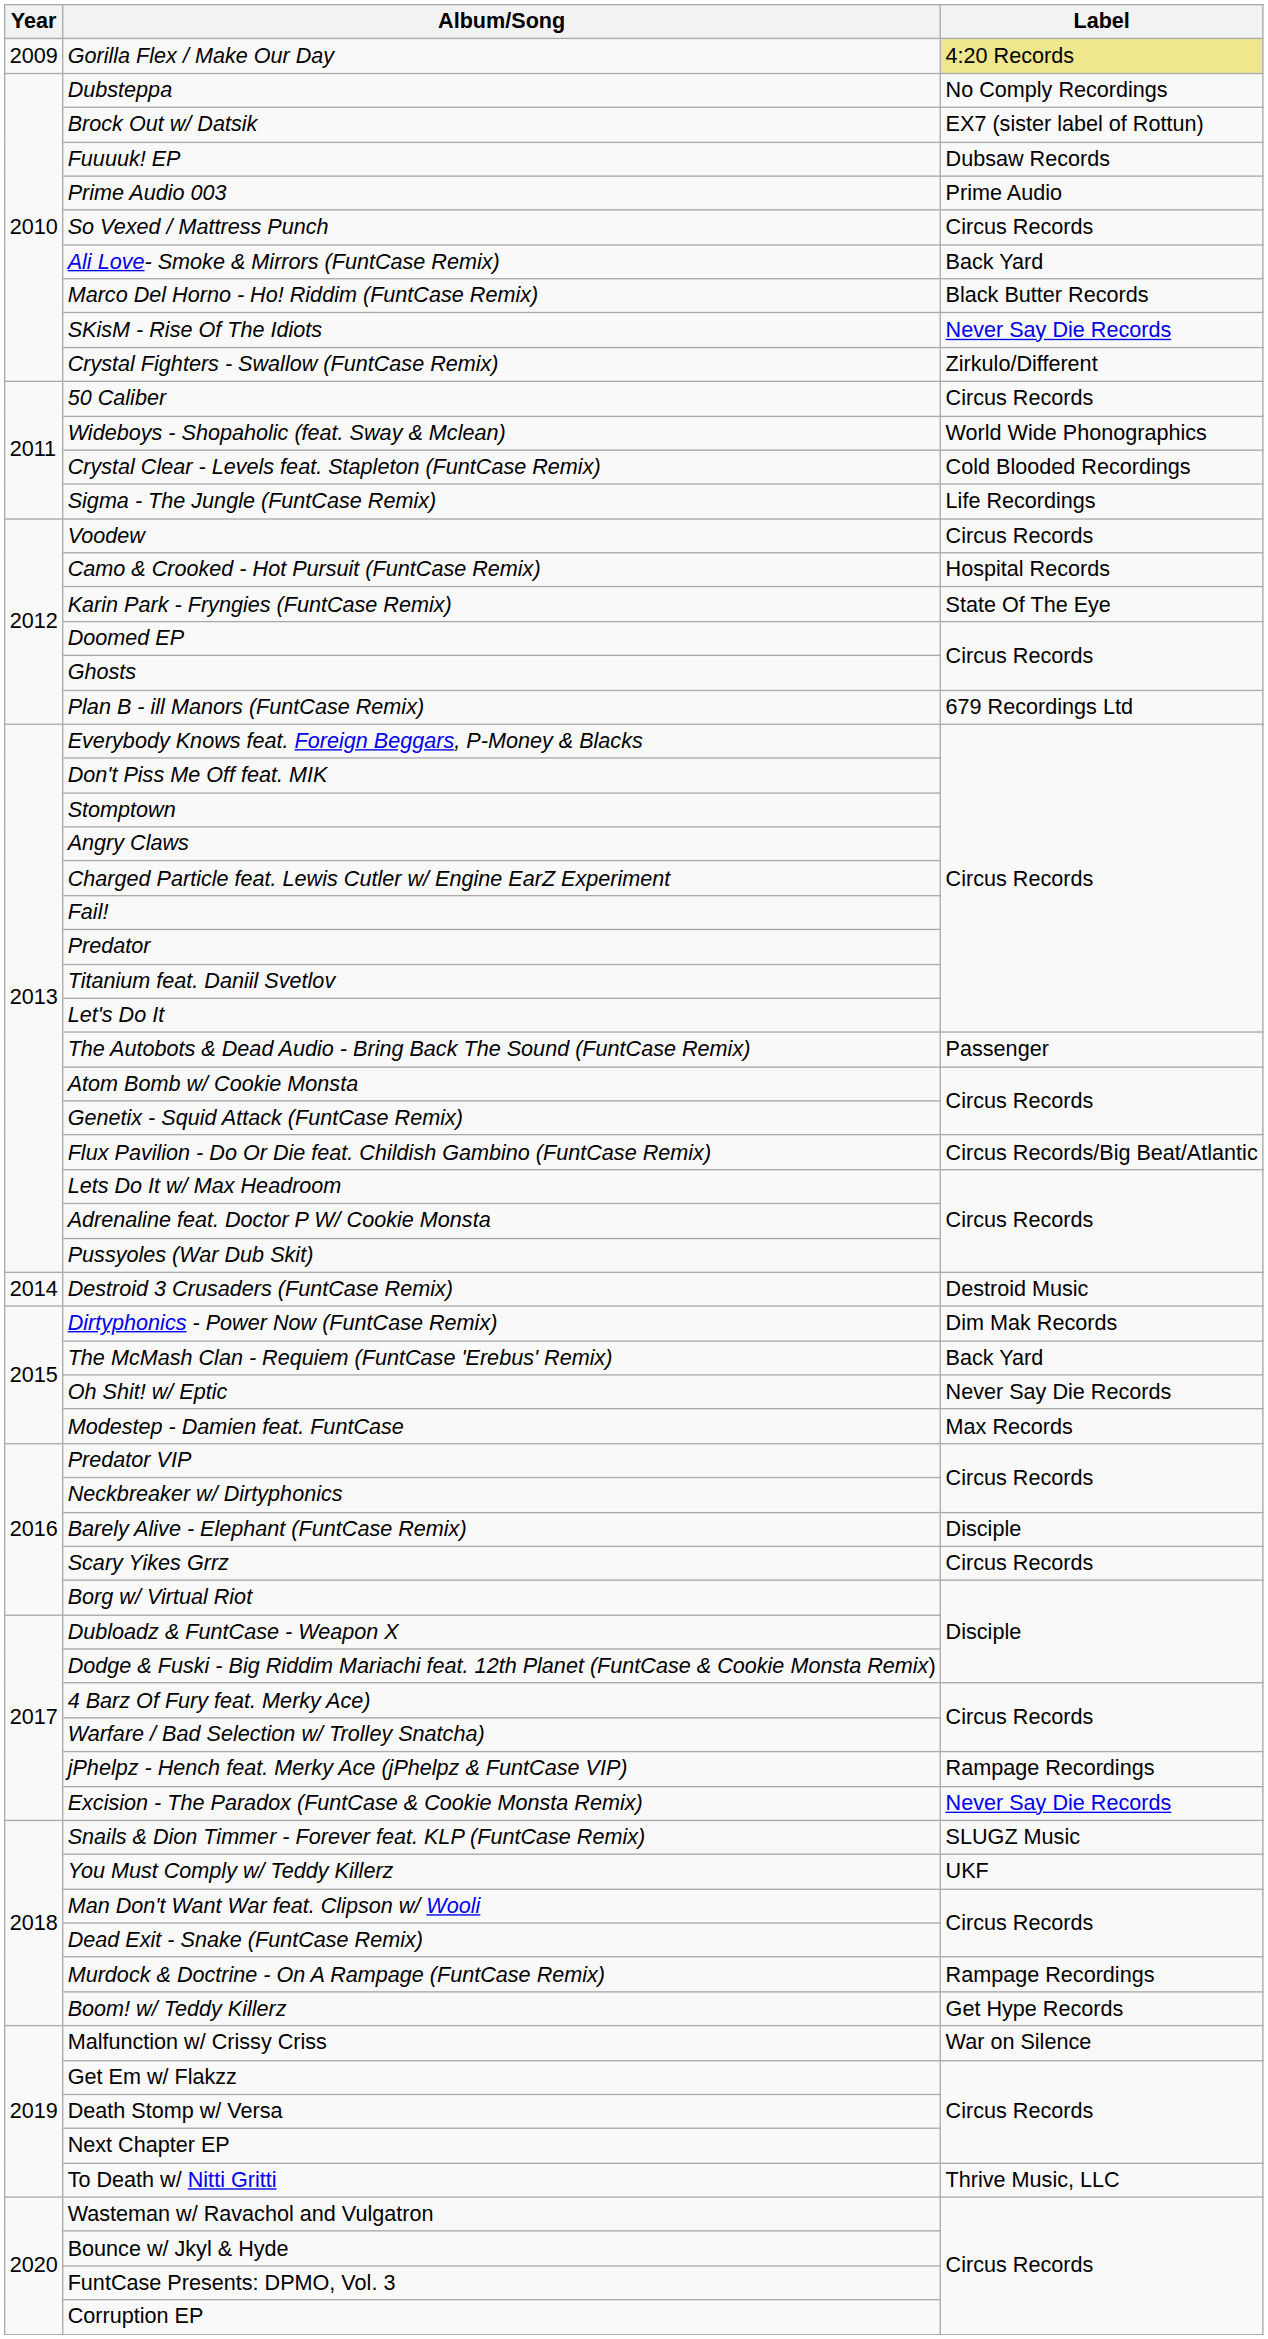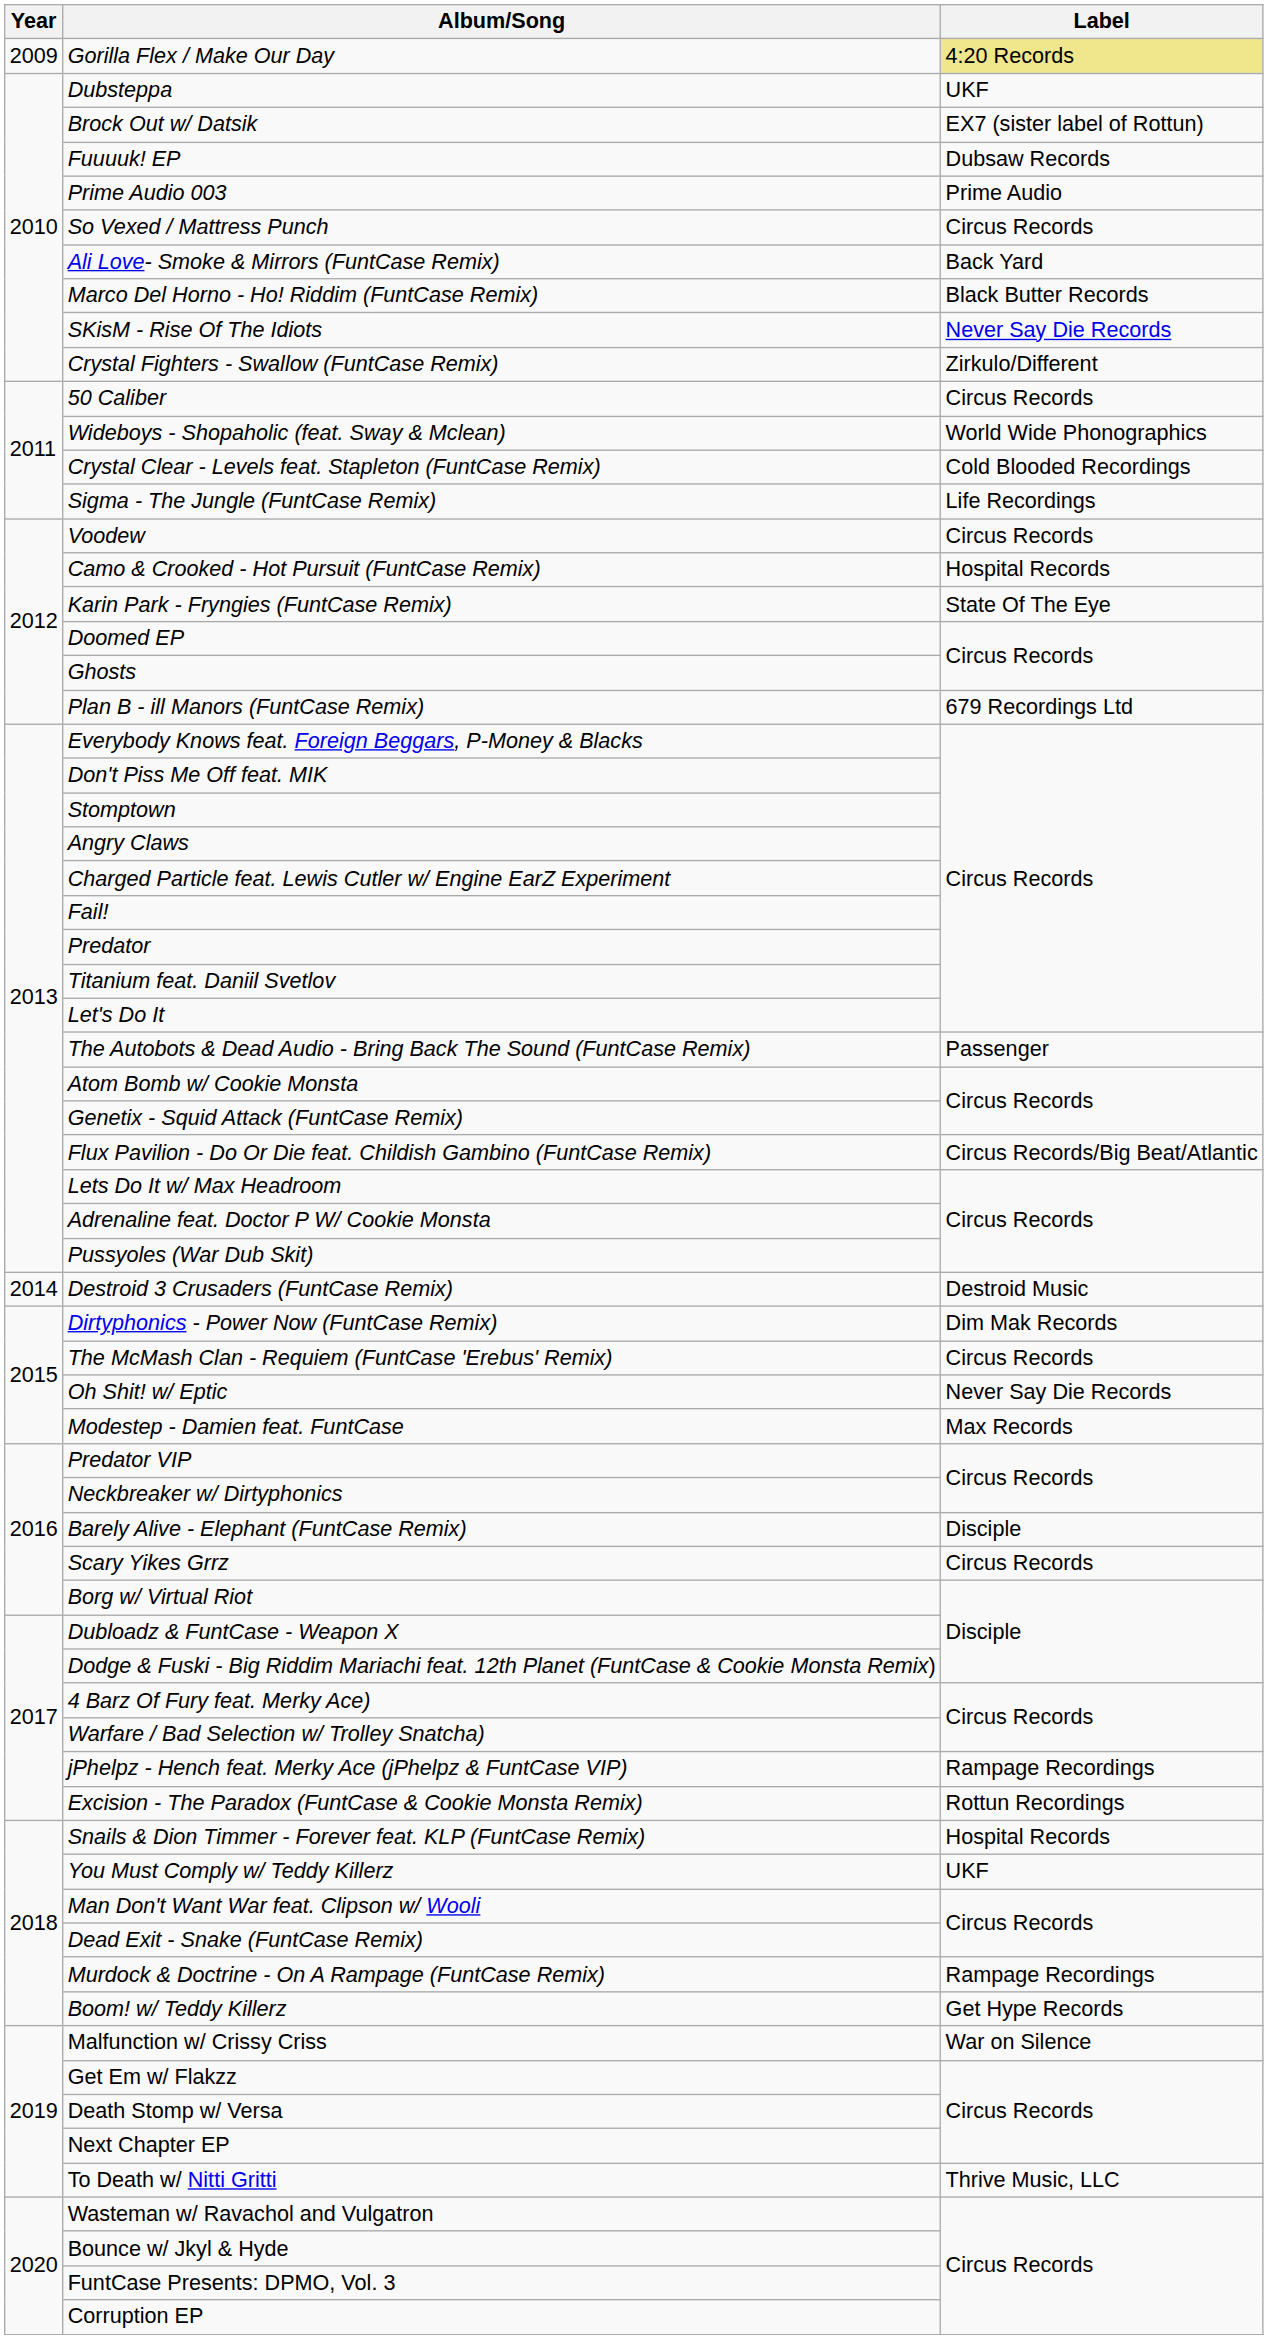(1057, 90) No Comply Recordings -> (967, 90) UKF
(994, 1357) Back Yard -> (1019, 1357) Circus Records
(1058, 1802) Never Say Die Records -> (1035, 1802) Rottun Recordings
(1013, 1837) SLUGZ Music -> (1028, 1837) Hospital Records
